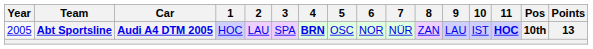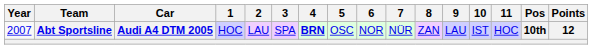(19, 30) 2005 -> (19, 30) 2007
(506, 30) bold -> (506, 30) normal
(568, 30) 13 -> (568, 30) 12
